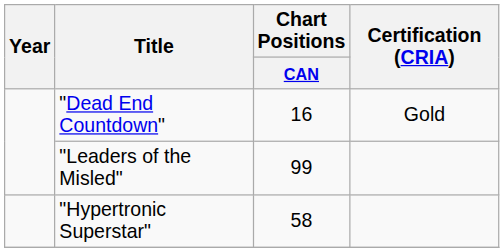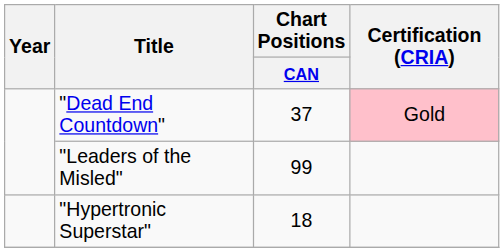(301, 114) 16 -> (301, 114) 37
(424, 114) no background -> (424, 114) pink background
(301, 220) 58 -> (301, 220) 18
